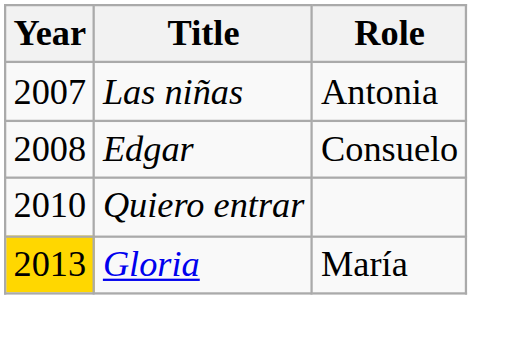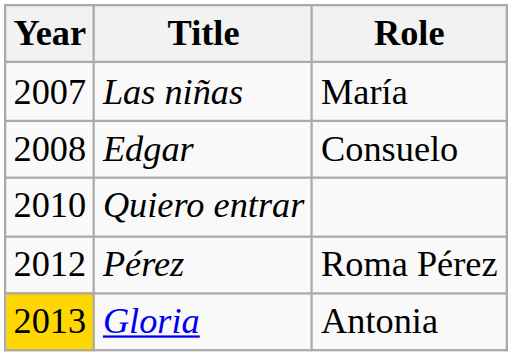(380, 90) Antonia -> (364, 90) María
+ row: (144, 263)
(364, 263) María -> (380, 321) Antonia
